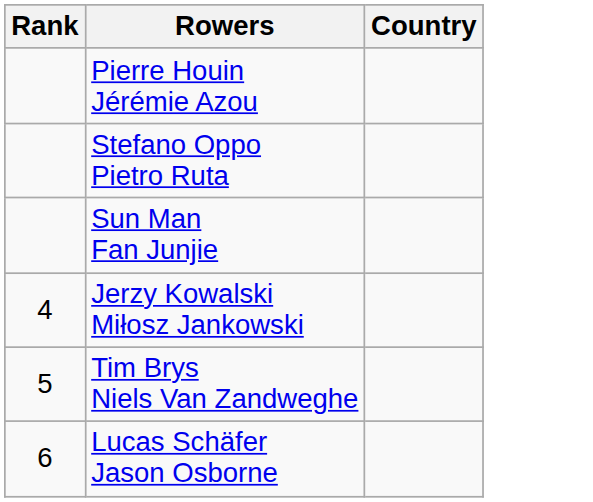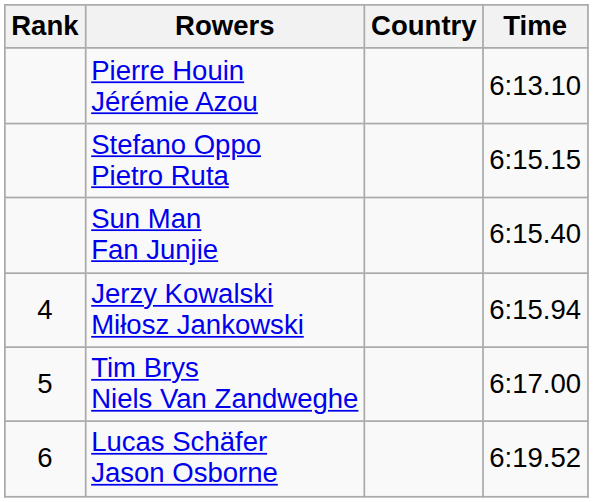+ column: (535, 26)
